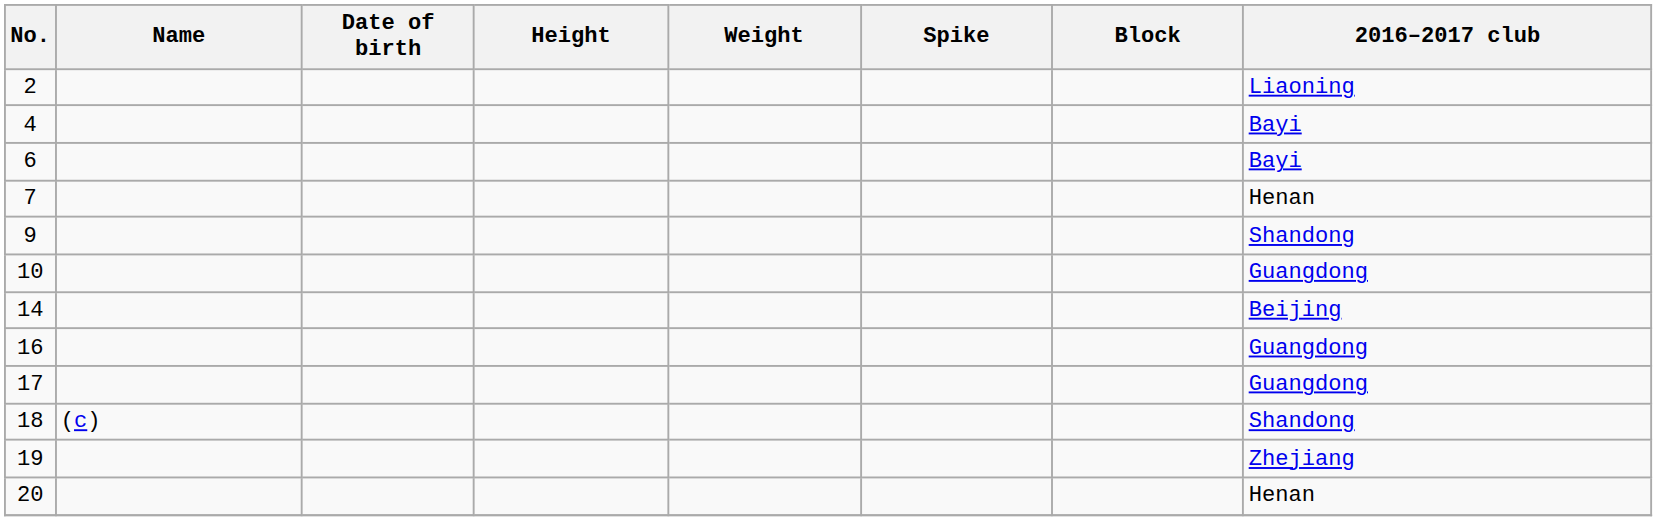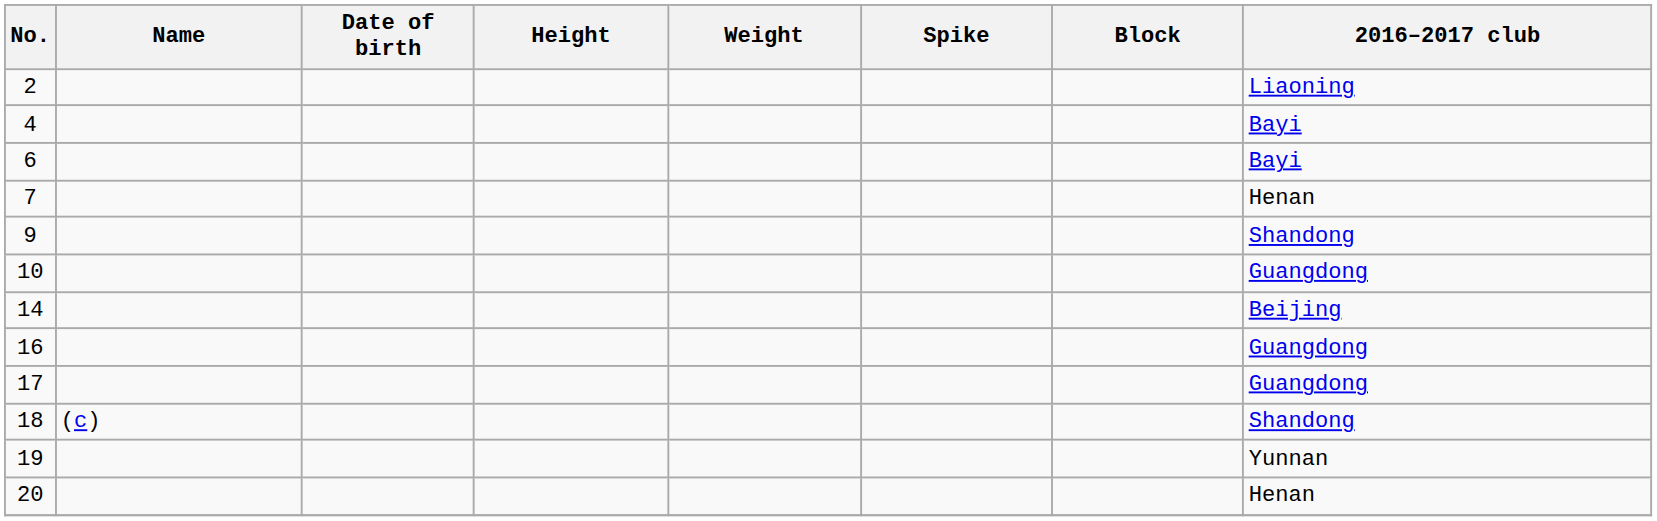(1302, 458) Zhejiang -> (1288, 458) Yunnan
